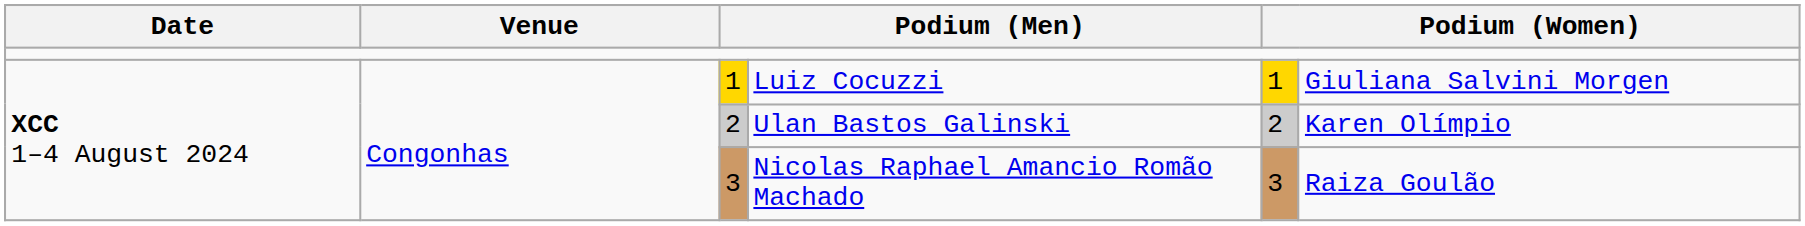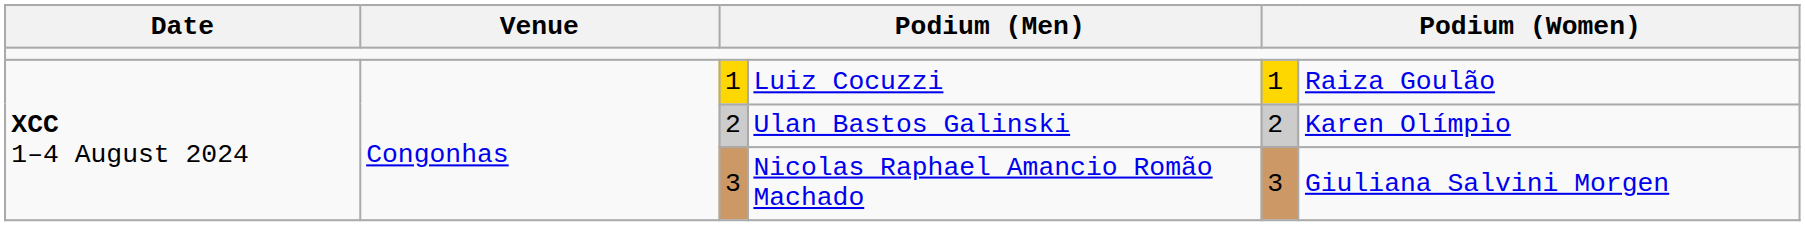(1487, 82) Giuliana Salvini Morgen -> (1400, 82) Raiza Goulão
(1400, 183) Raiza Goulão -> (1487, 183) Giuliana Salvini Morgen
